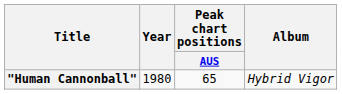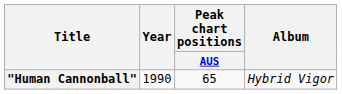(157, 79) 1980 -> (157, 79) 1990
